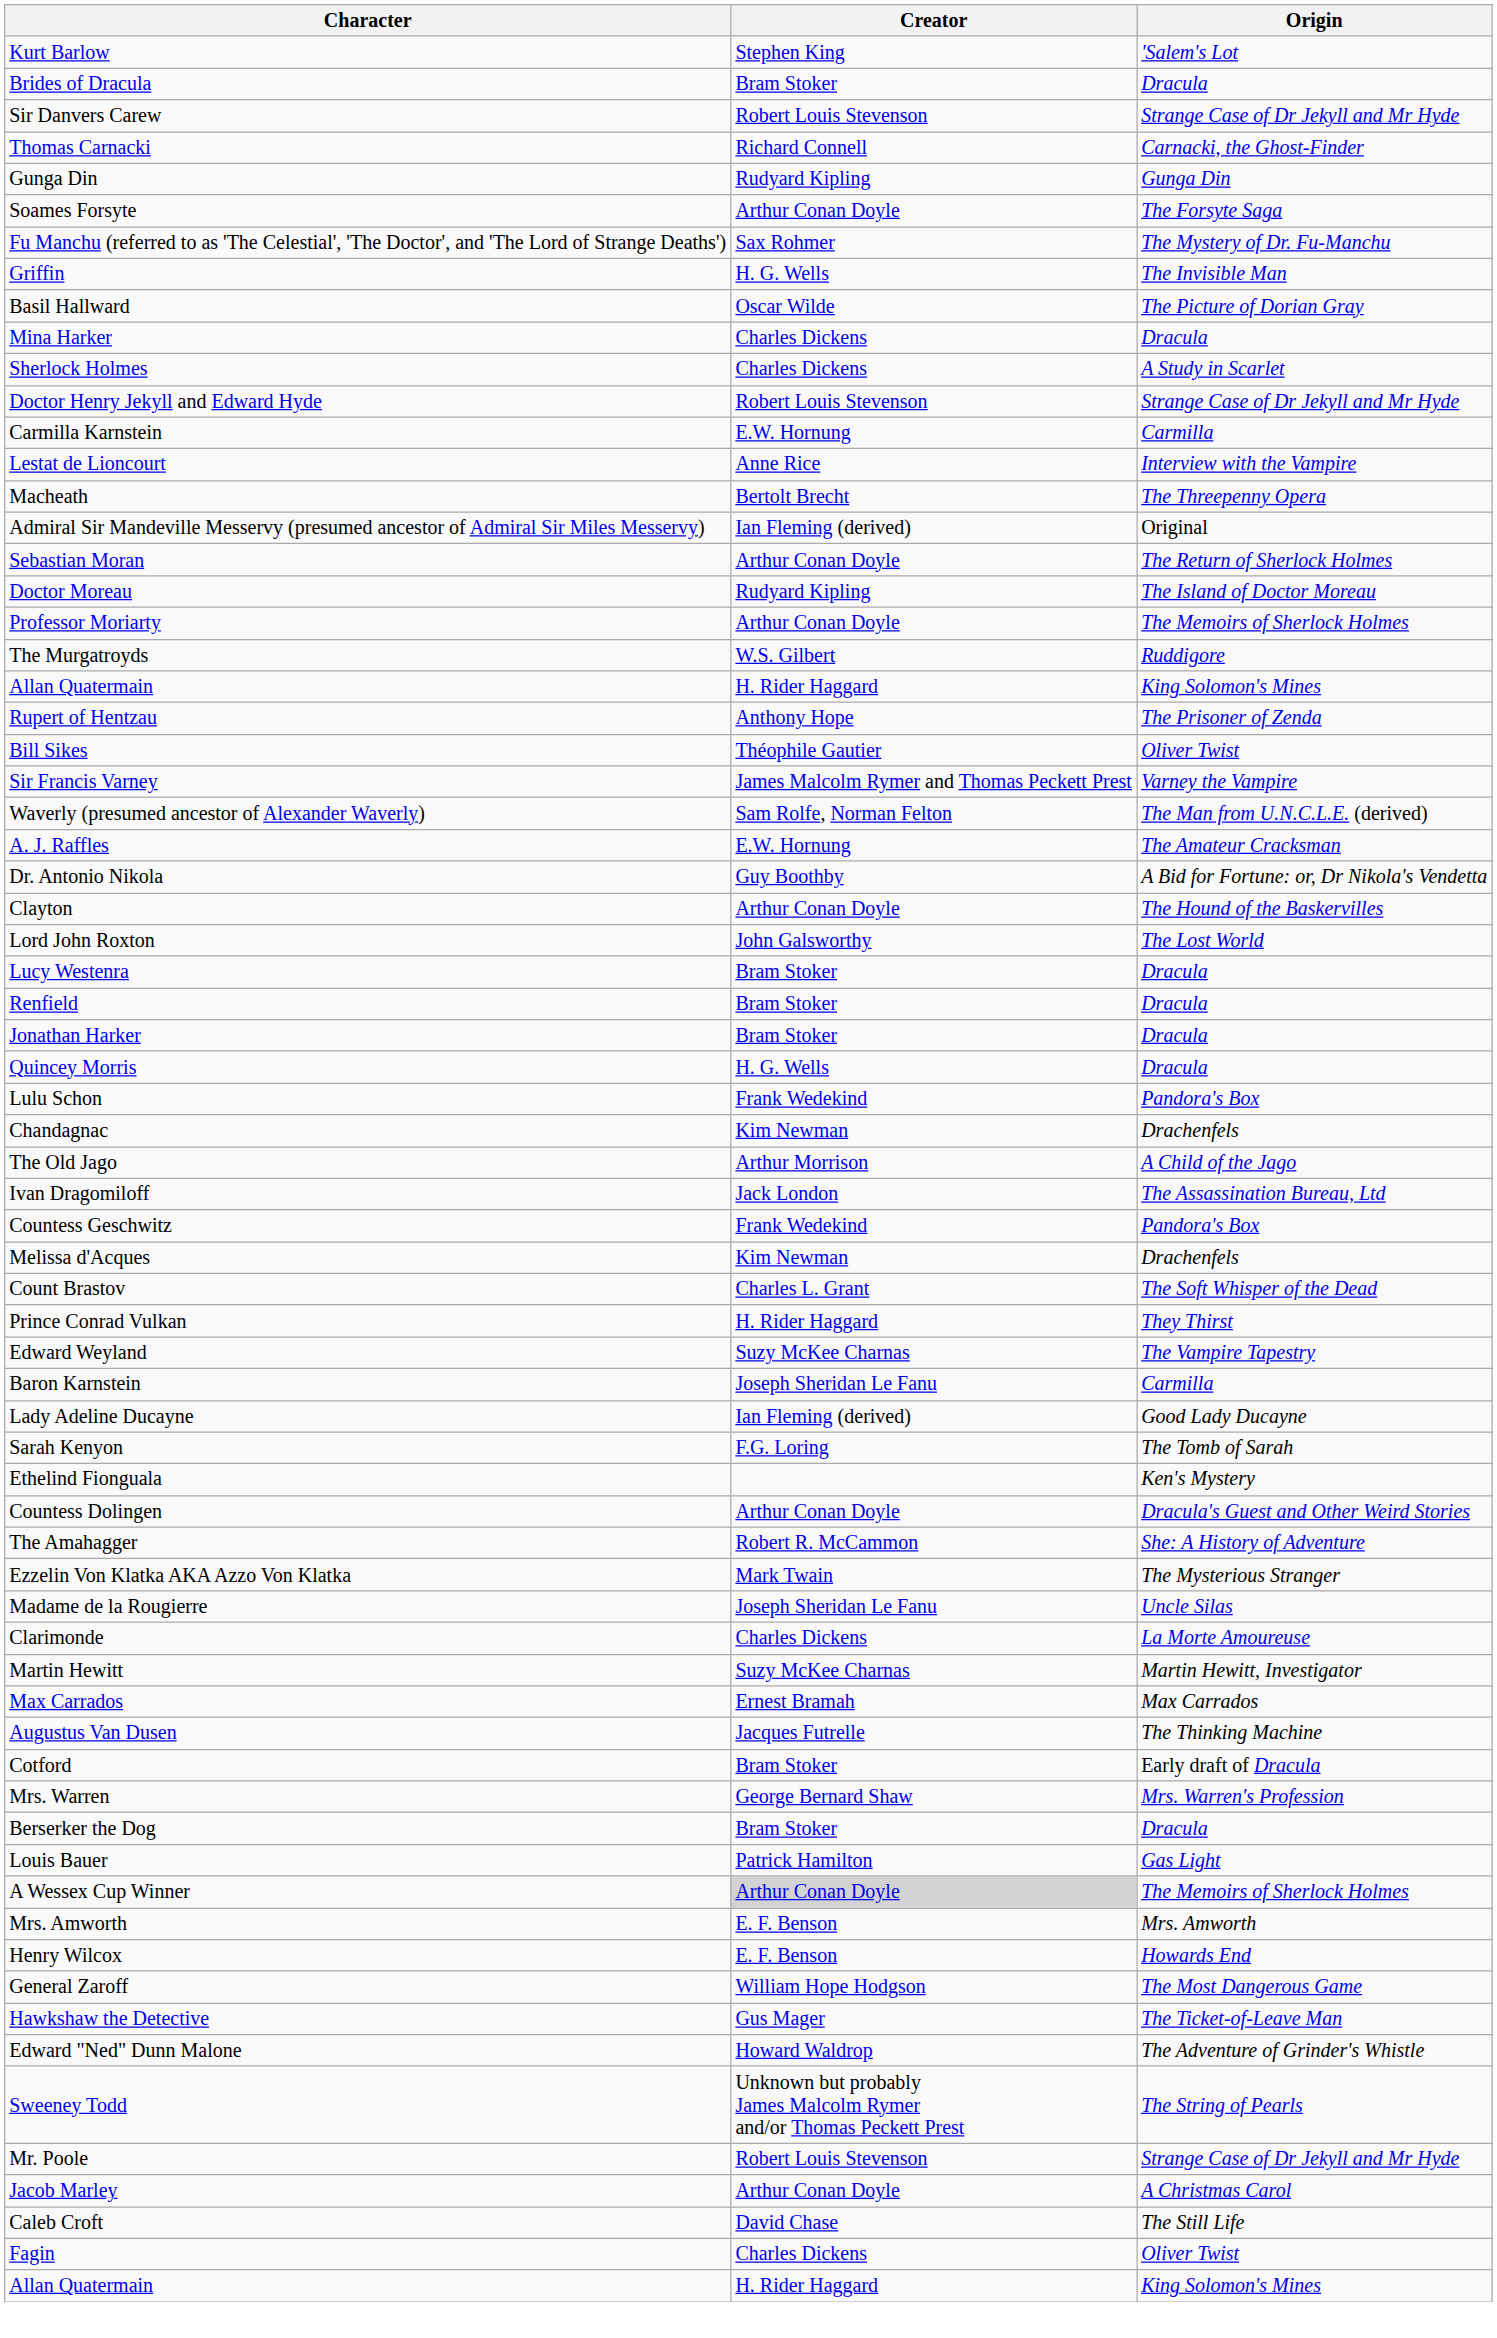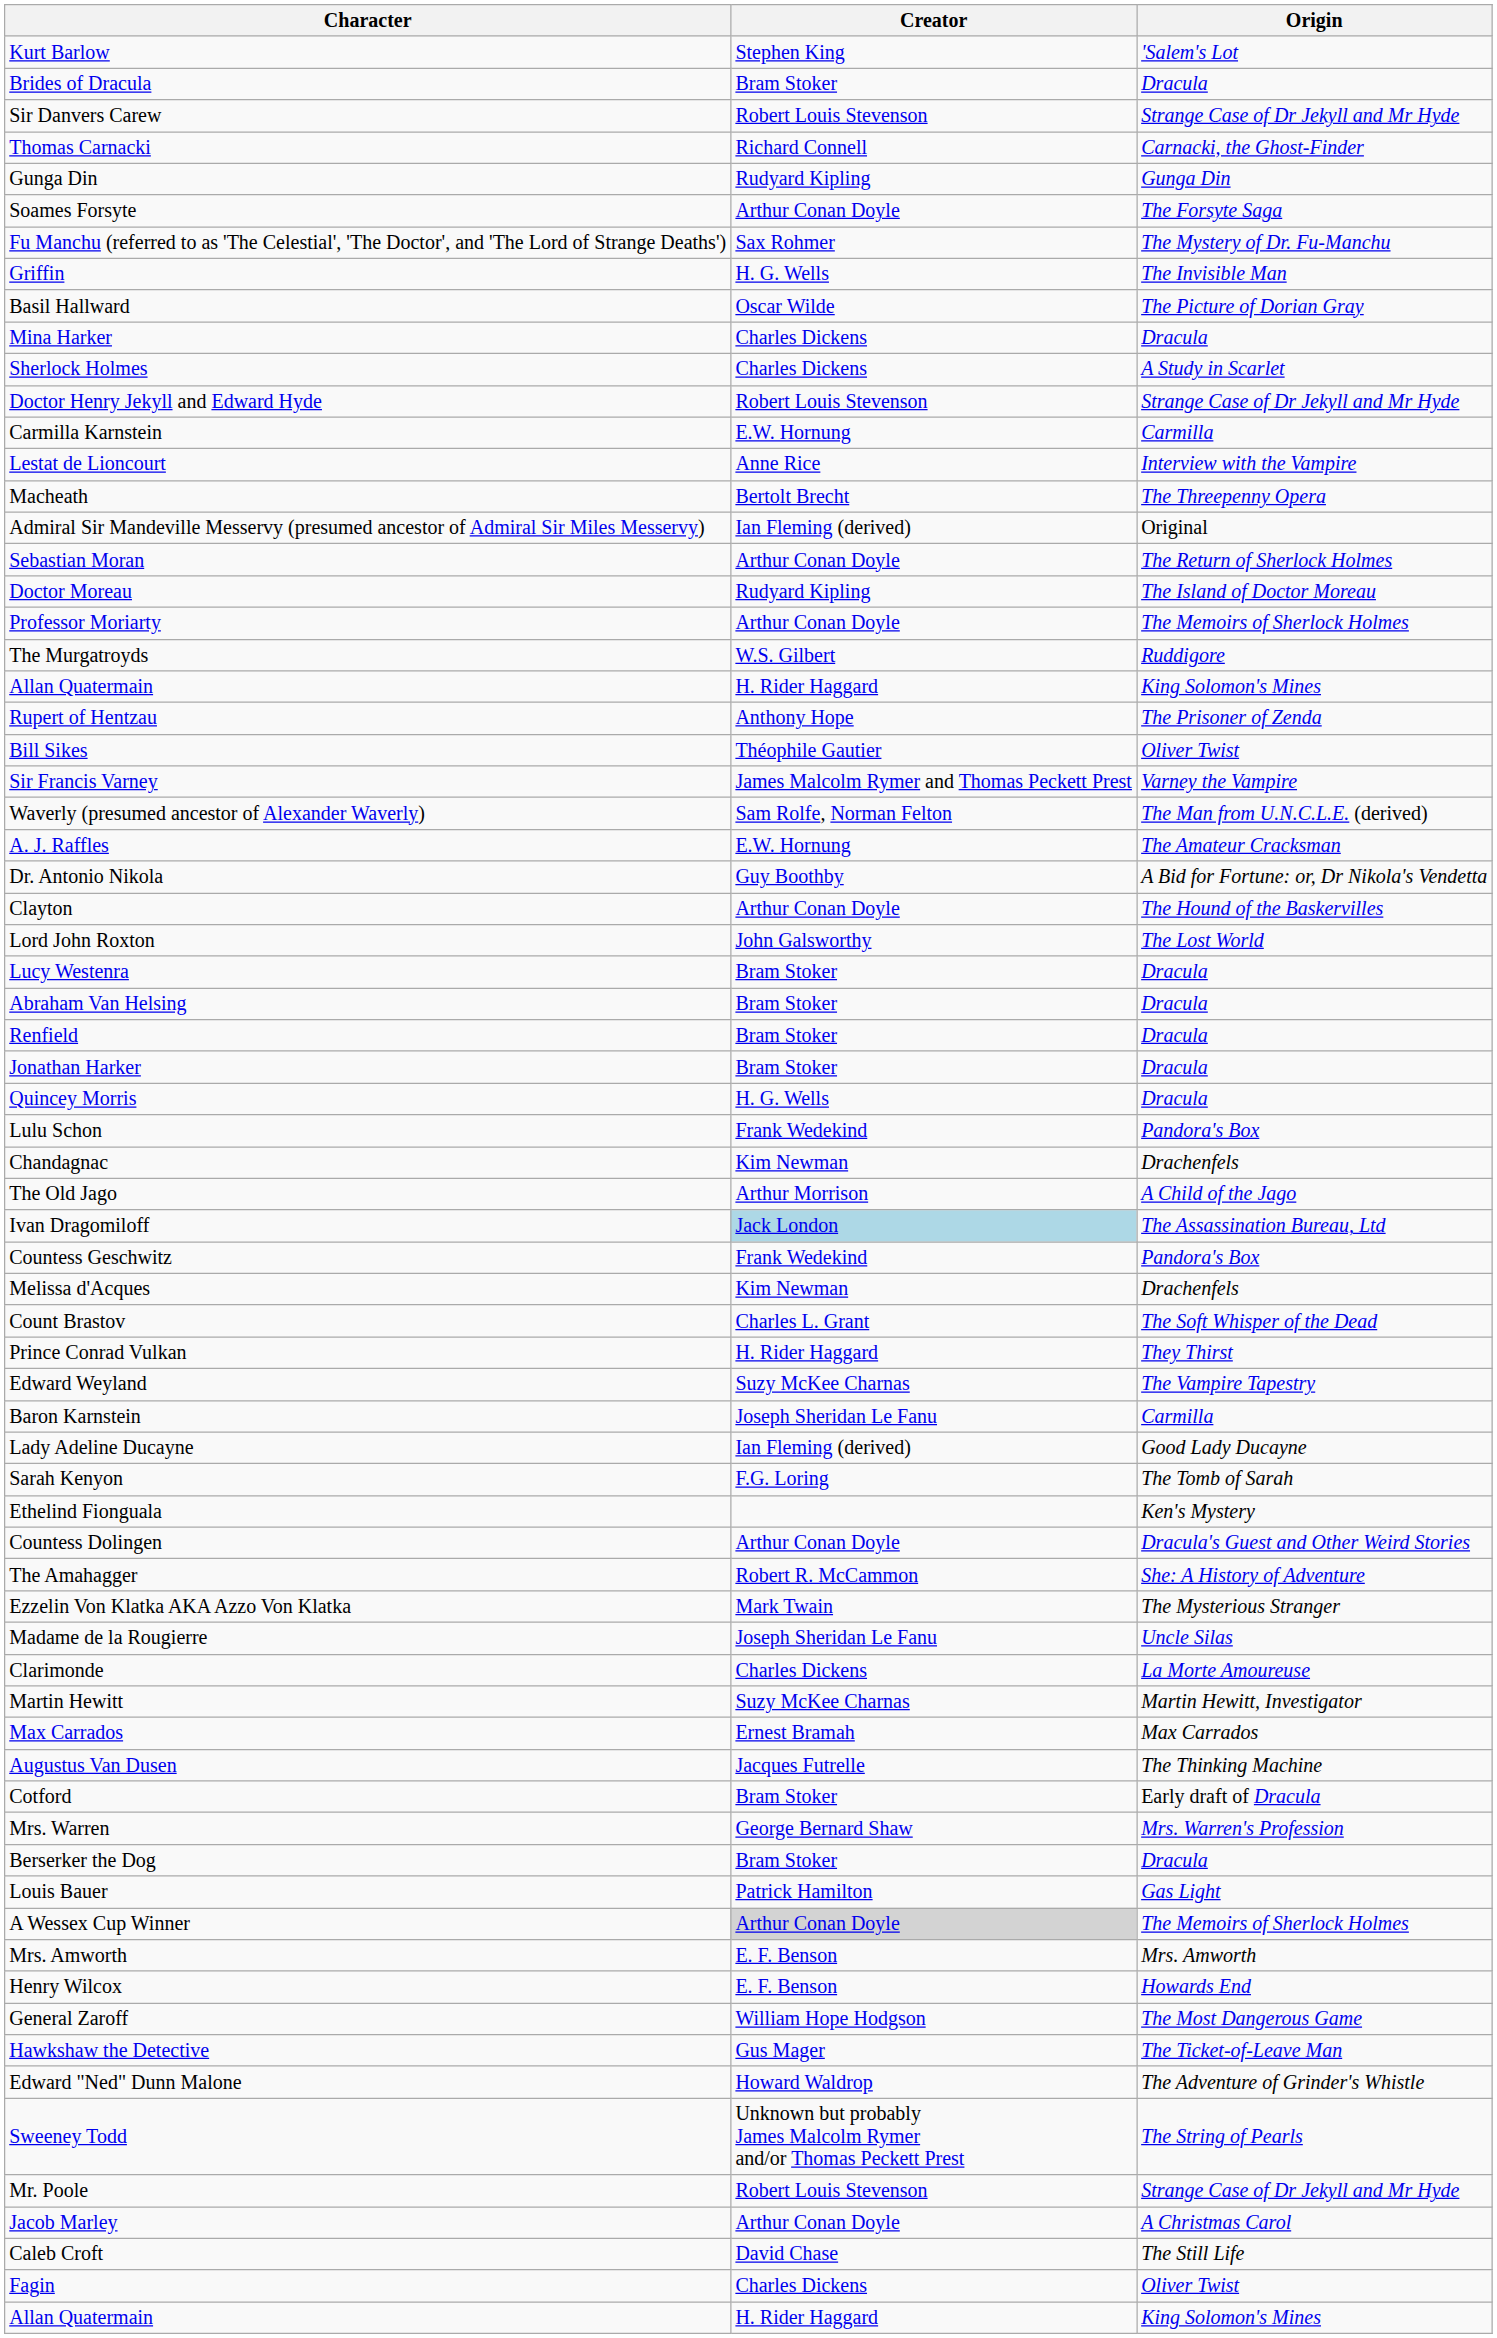+ row: (98, 1003)
(787, 1193) no background -> (787, 1225) lightblue background
